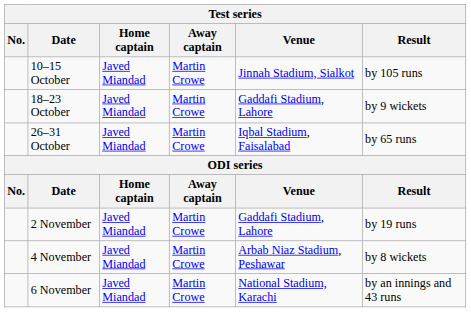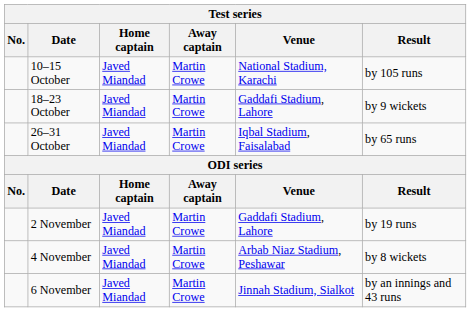(296, 73) Jinnah Stadium, Sialkot -> (282, 73) National Stadium, Karachi
(282, 290) National Stadium, Karachi -> (296, 290) Jinnah Stadium, Sialkot
